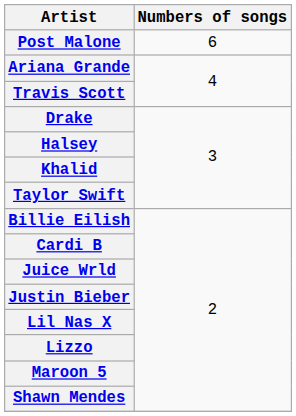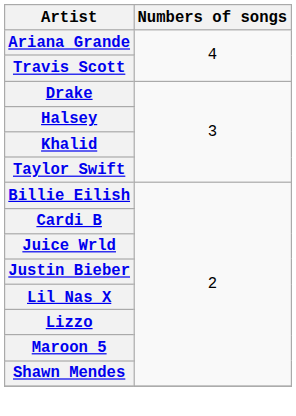- row: (69, 43)
